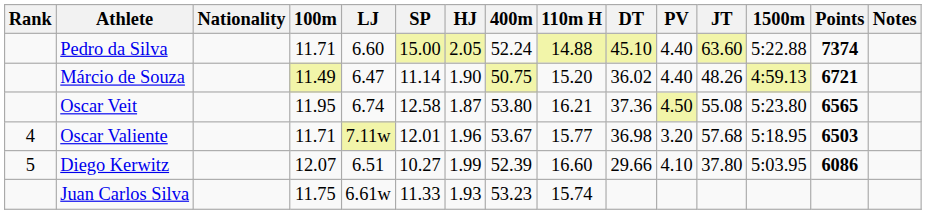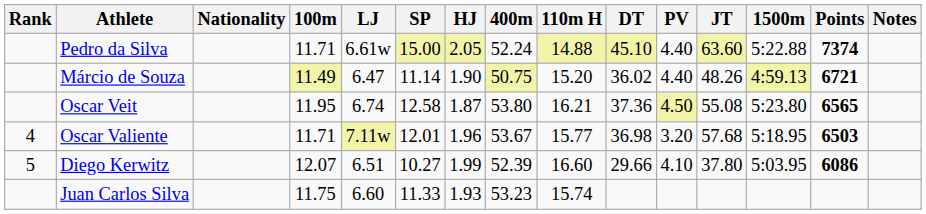(368, 48) 6.60 -> (368, 48) 6.61w
(368, 194) 6.61w -> (368, 194) 6.60
